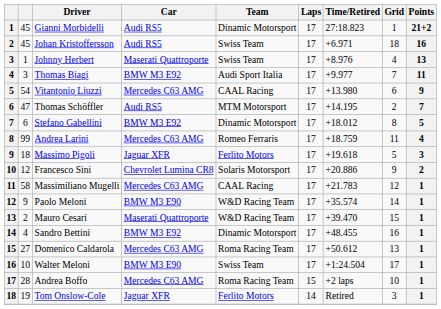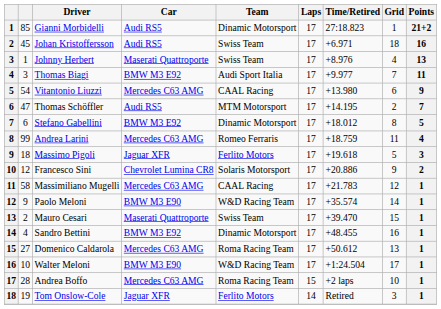(25, 28) 45 -> (25, 28) 85
(256, 217) W&D Racing Team -> (241, 217) Swiss Team
(241, 265) Swiss Team -> (256, 265) W&D Racing Team
